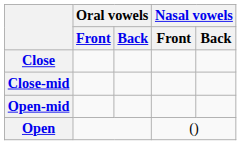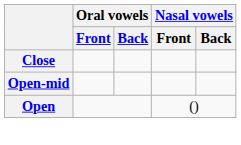- row: (39, 83)
